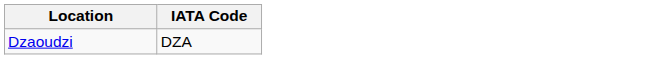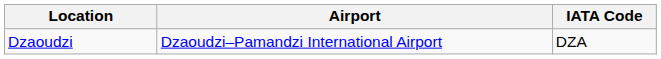+ column: (355, 16)
